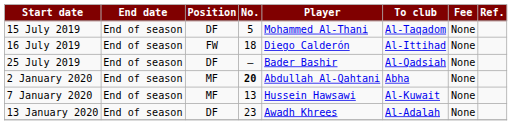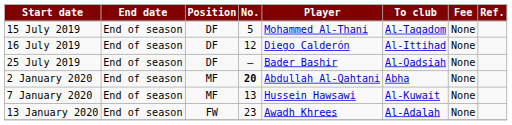(212, 46) FW -> (212, 46) DF
(250, 46) 18 -> (250, 46) 12
(212, 112) DF -> (212, 112) FW
